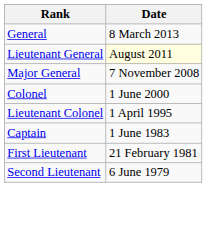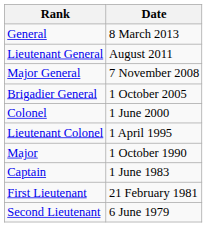(141, 53) lightyellow background -> (141, 53) no background
+ row: (52, 93)
+ row: (23, 152)
